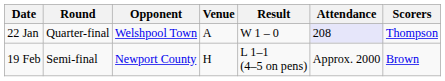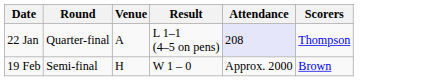- column: (156, 14)
(260, 33) W 1 – 0 -> (186, 40) L 1–1 (4–5 on pens)
(274, 59) L 1–1 (4–5 on pens) -> (172, 66) W 1 – 0
